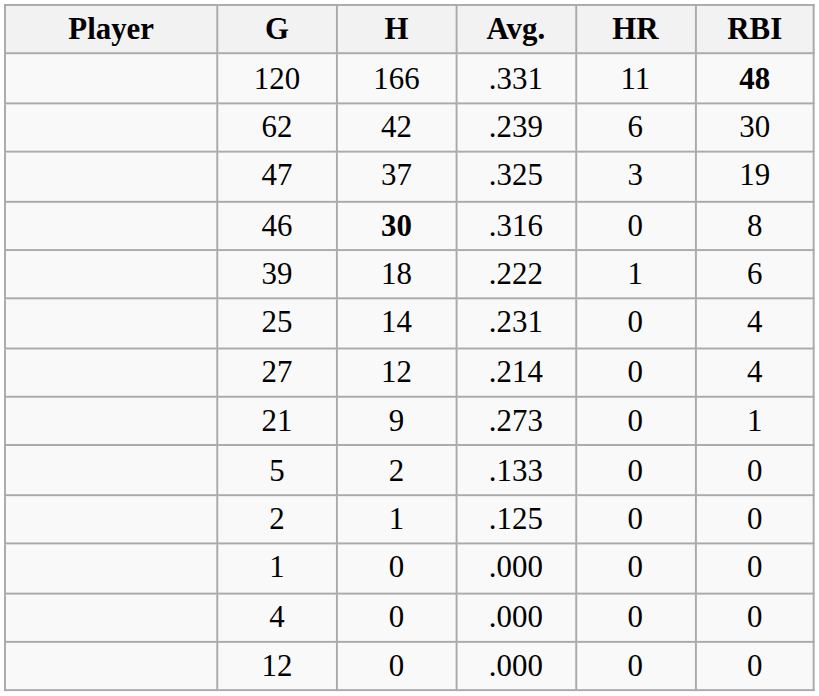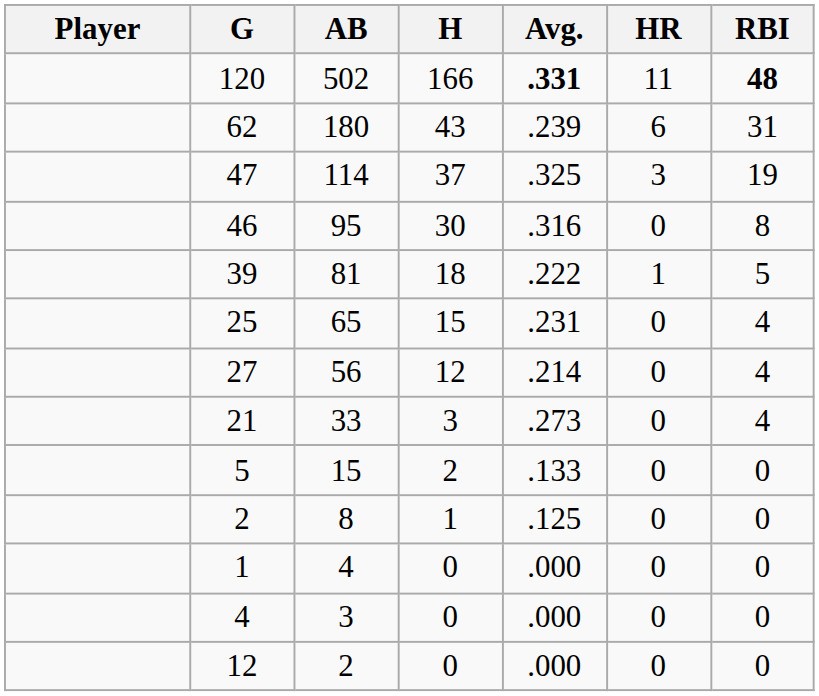+ column: (346, 28)
(516, 77) normal -> (554, 77) bold
(396, 126) 42 -> (450, 126) 43
(755, 126) 30 -> (762, 126) 31
(396, 224) bold -> (450, 224) normal
(755, 273) 6 -> (762, 273) 5
(396, 322) 14 -> (450, 322) 15
(396, 420) 9 -> (450, 420) 3
(755, 420) 1 -> (762, 420) 4
